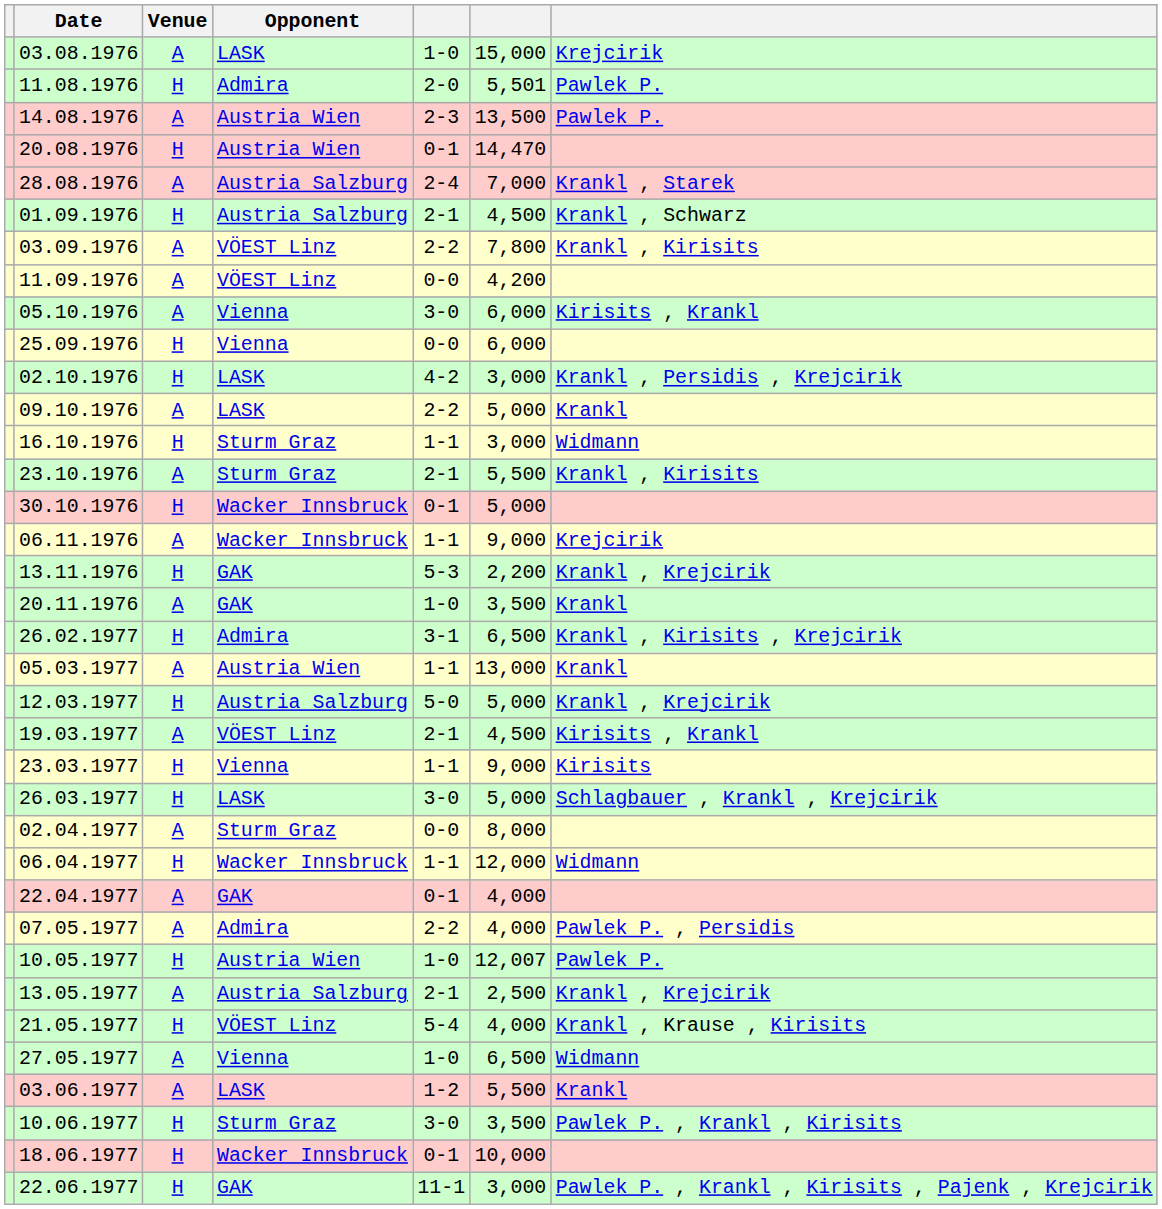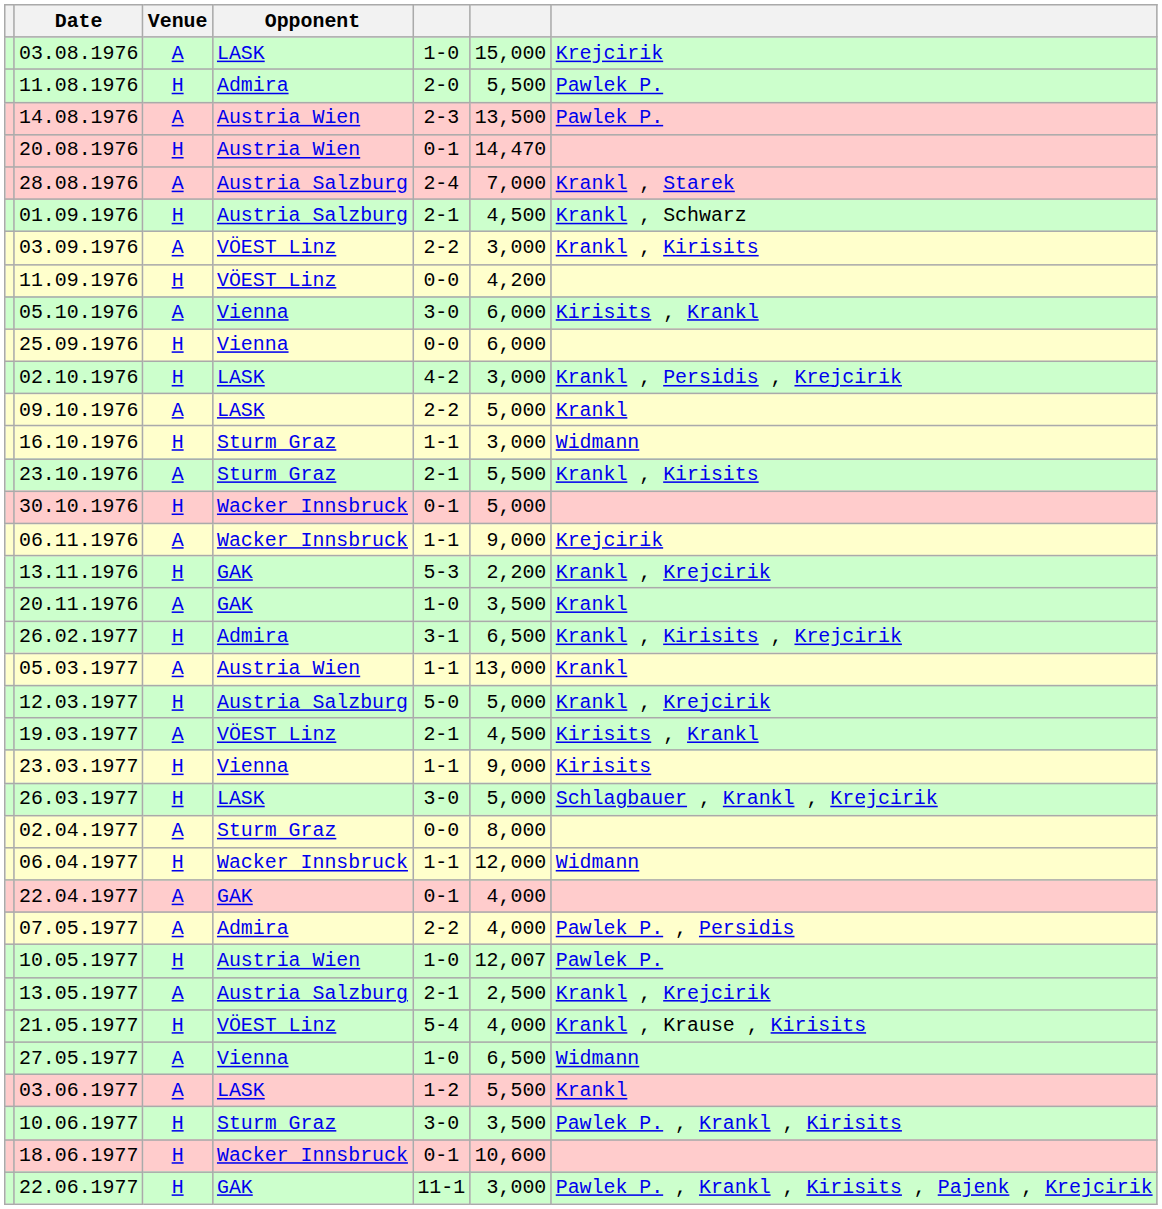(516, 86) 5,501 -> (516, 86) 5,500
(516, 248) 7,800 -> (516, 248) 3,000
(178, 280) A -> (178, 280) H
(510, 1156) 10,000 -> (510, 1156) 10,600
